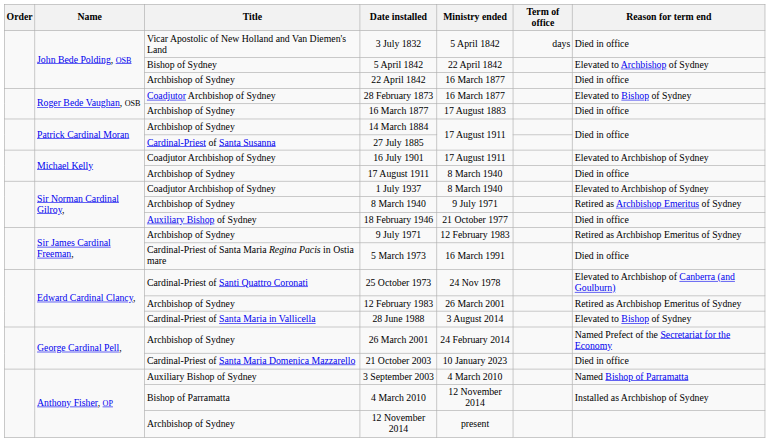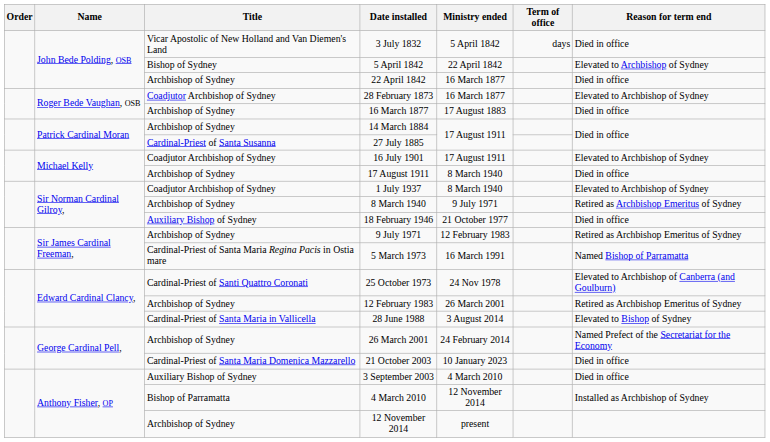(633, 96) Elevated to Bishop of Sydney -> (642, 96) Elevated to Archbishop of Sydney
(602, 256) Died in office -> (632, 256) Named Bishop of Parramatta
(632, 376) Named Bishop of Parramatta -> (602, 376) Died in office
